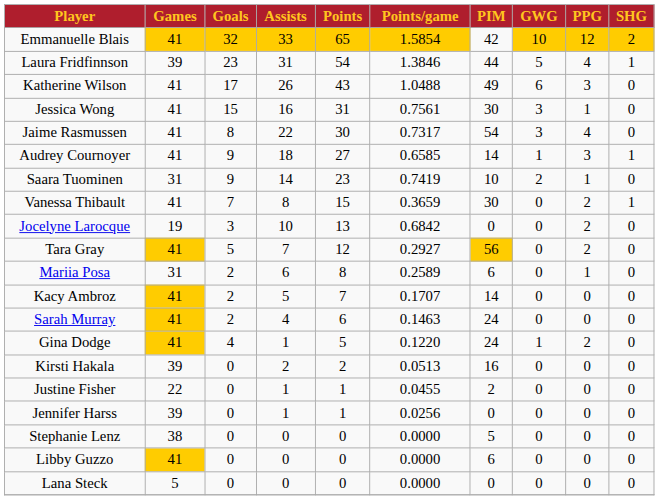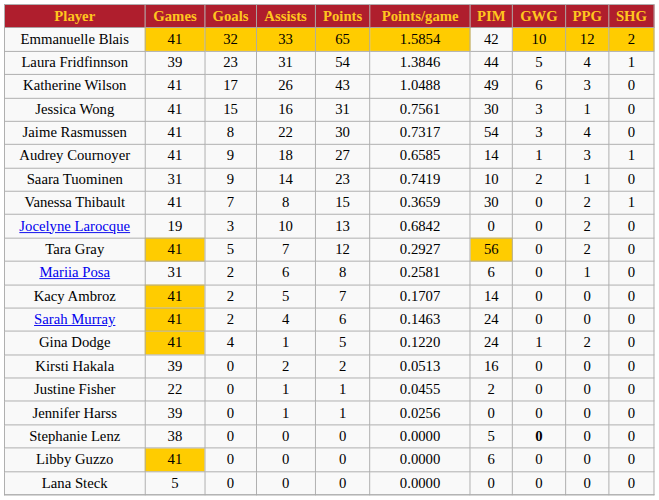(420, 272) 0.2589 -> (420, 272) 0.2581
(539, 436) normal -> (539, 436) bold
